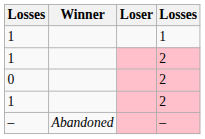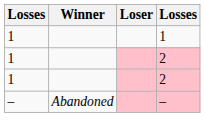- row: (11, 79)
